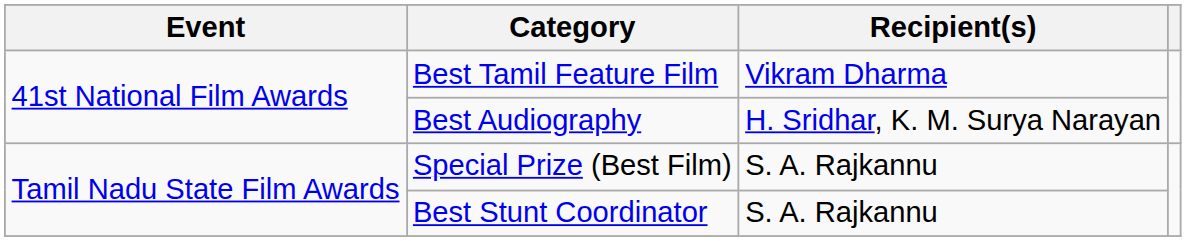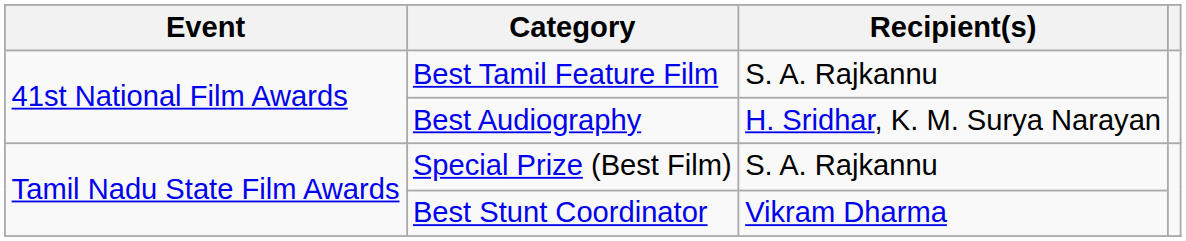(846, 73) Vikram Dharma -> (841, 73) S. A. Rajkannu
(841, 212) S. A. Rajkannu -> (846, 212) Vikram Dharma
